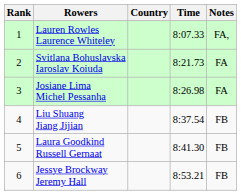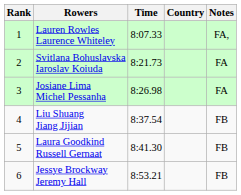columns swapped: (149, 12) <-> (189, 12)
